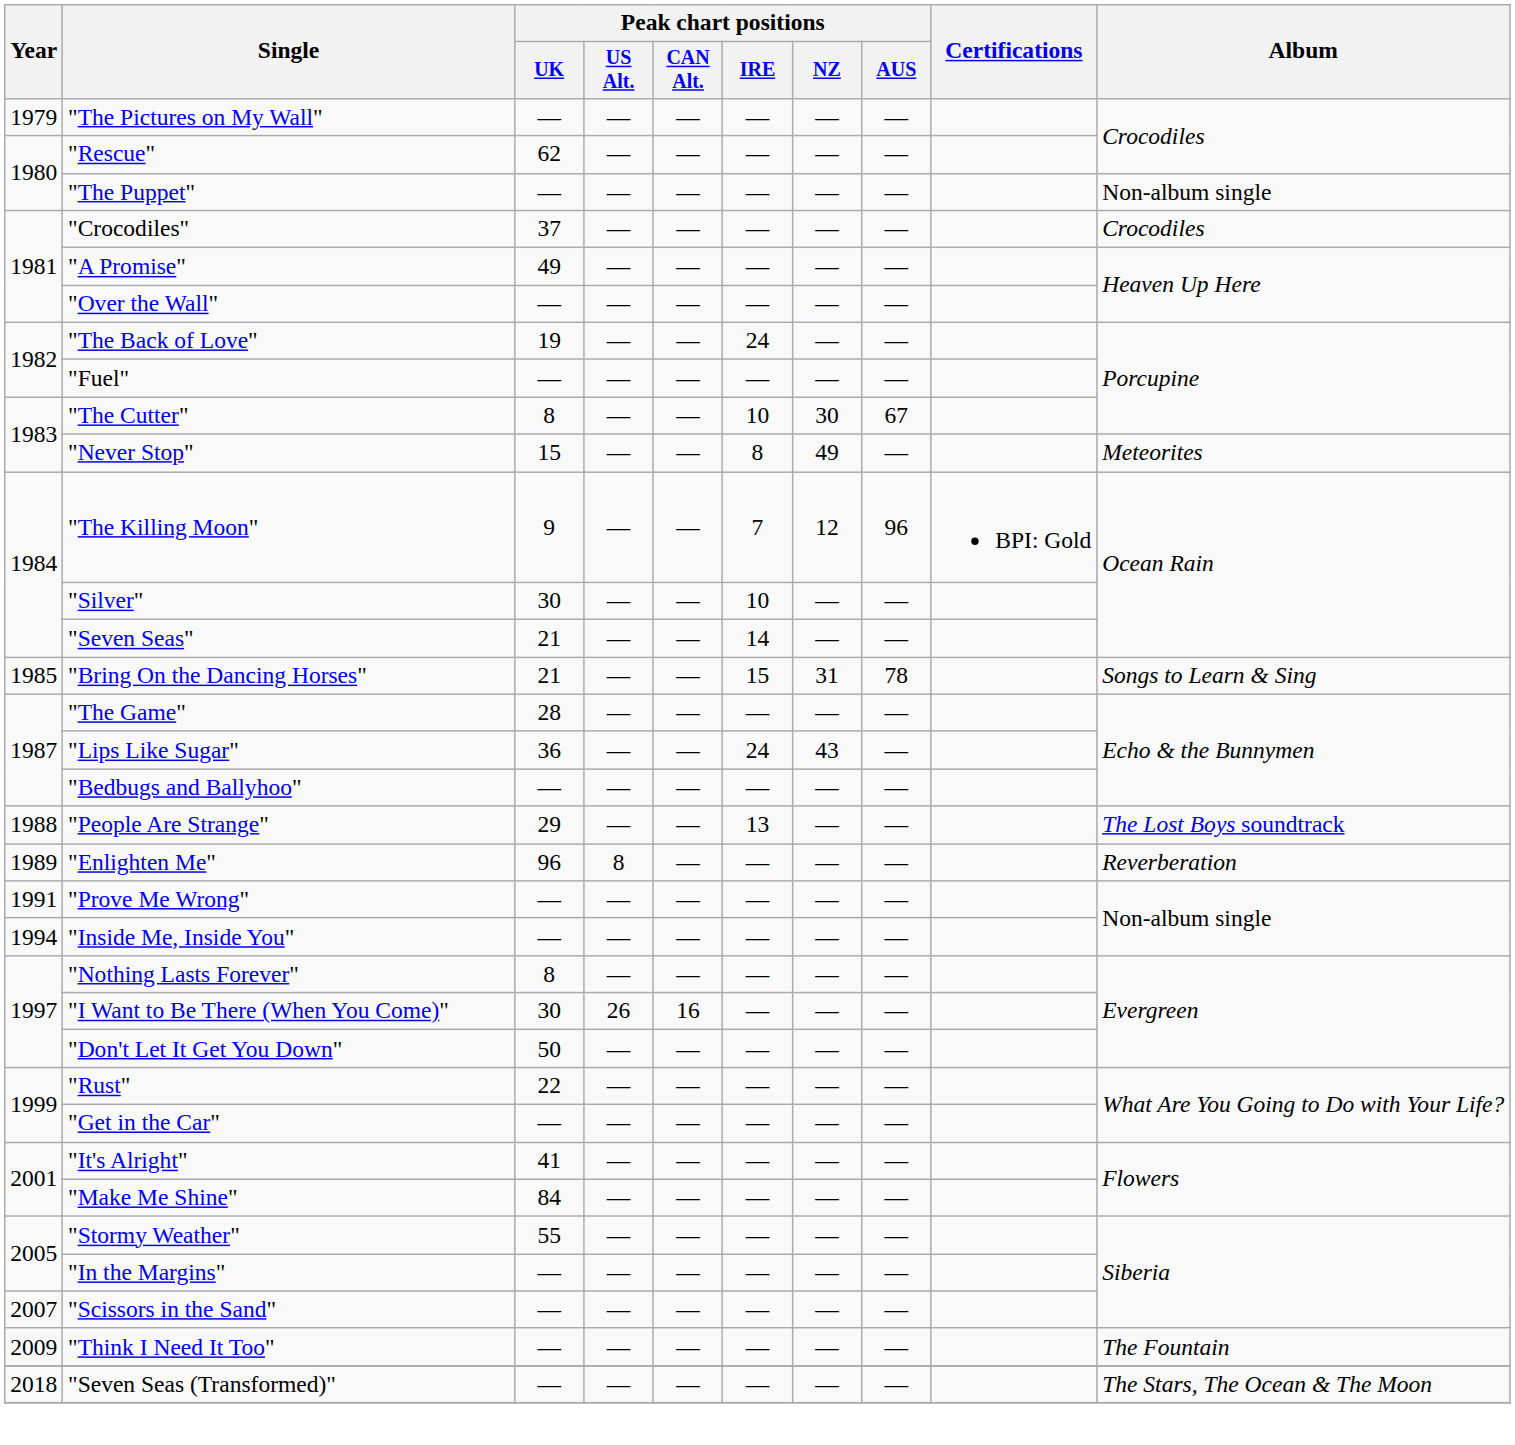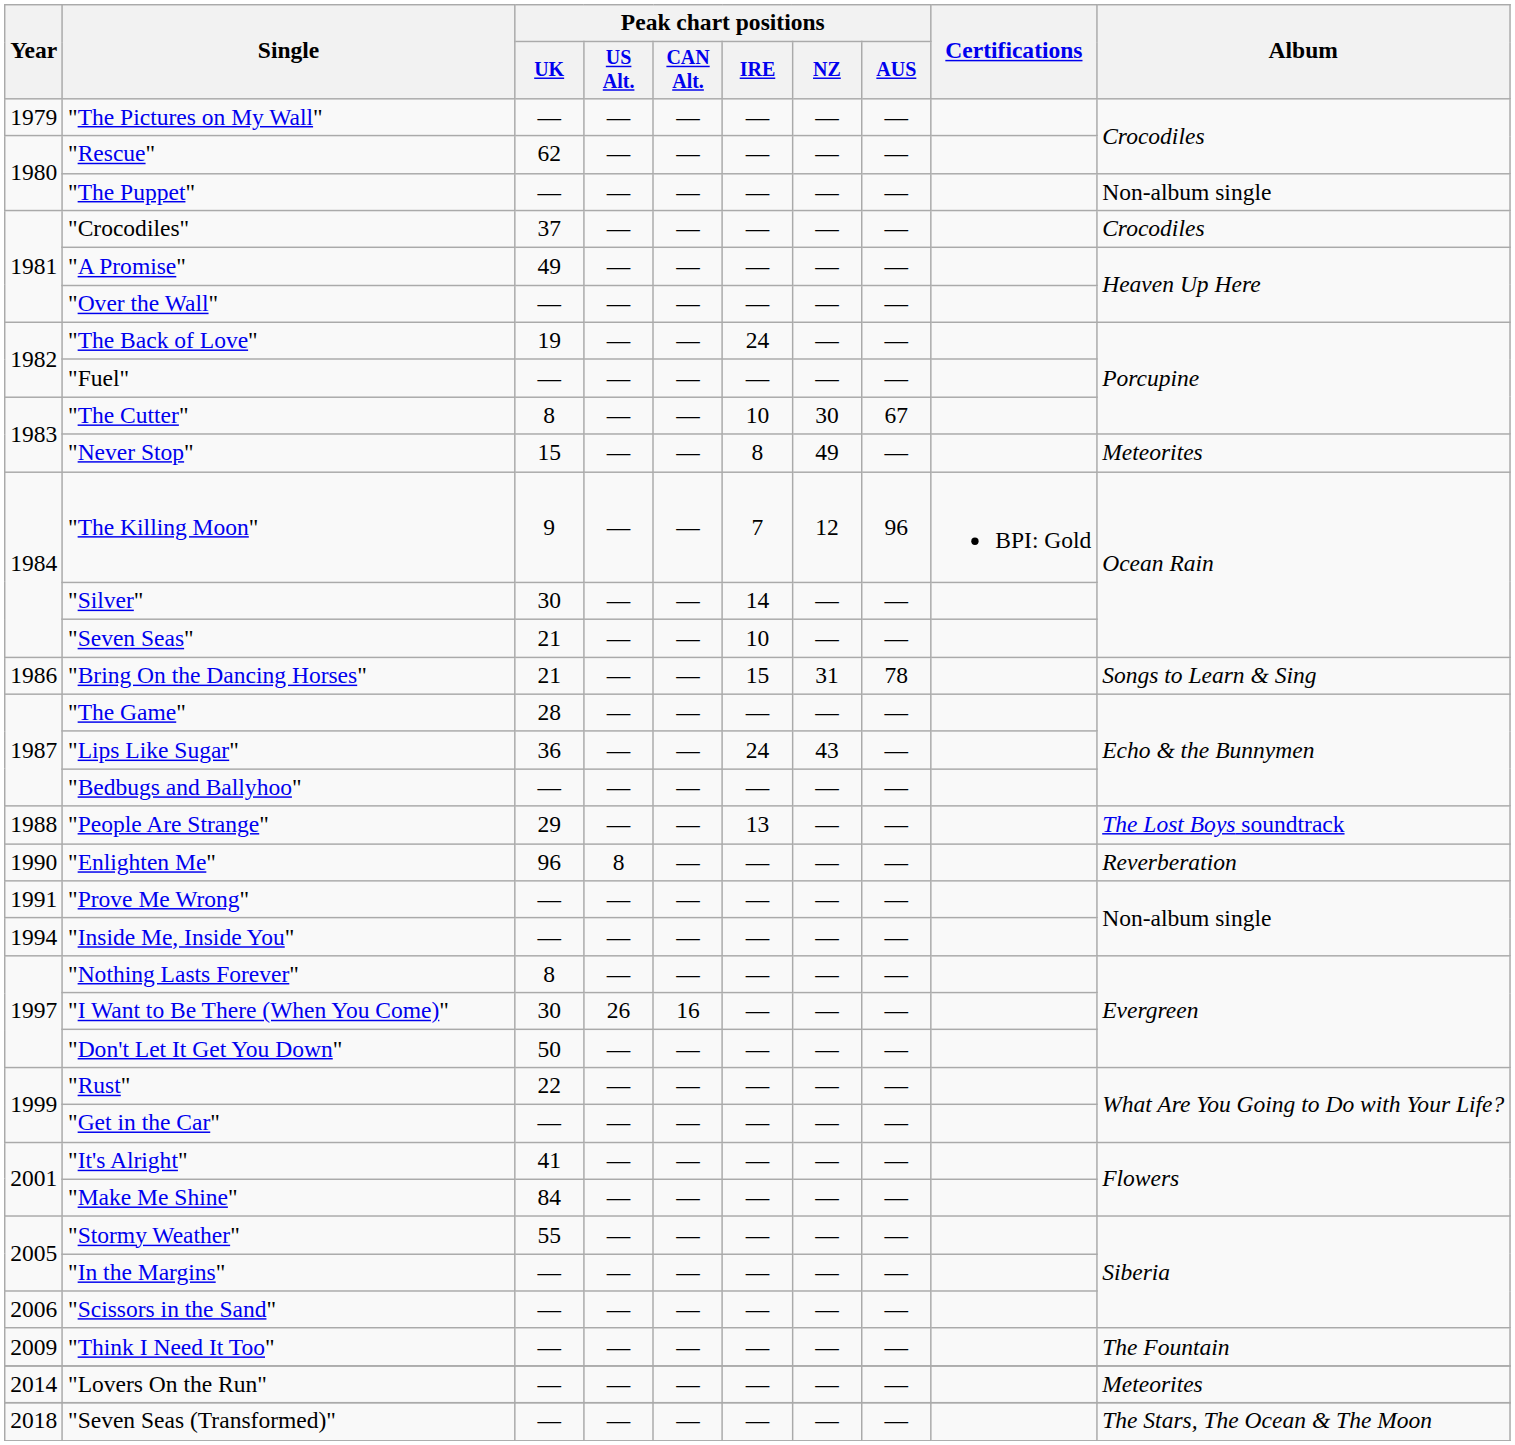(757, 600) 10 -> (757, 600) 14
(757, 638) 14 -> (757, 638) 10
(34, 675) 1985 -> (34, 675) 1986
(34, 861) 1989 -> (34, 861) 1990
(34, 1309) 2007 -> (34, 1309) 2006
+ row: (167, 1384)
